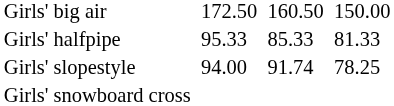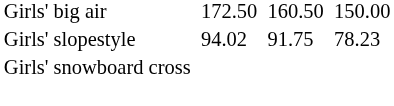- row: (62, 39)
(224, 67) 94.00 -> (224, 39) 94.02
(291, 67) 91.74 -> (291, 39) 91.75
(357, 67) 78.25 -> (357, 39) 78.23
